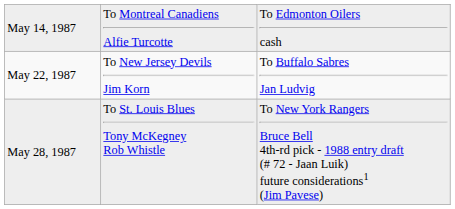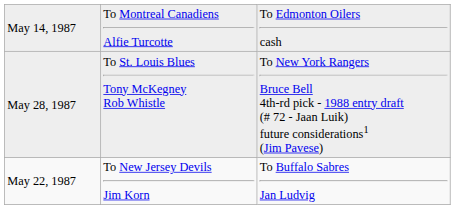rows swapped: (42, 75) <-> (42, 152)
